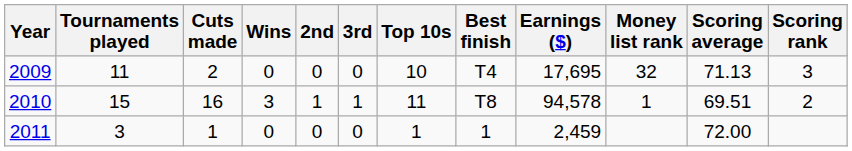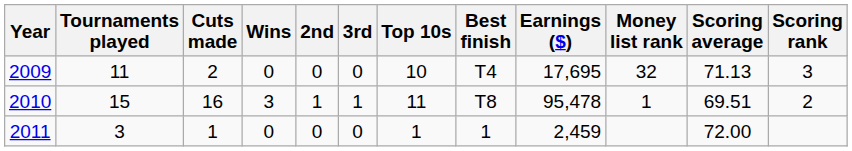(572, 101) 94,578 -> (572, 101) 95,478
